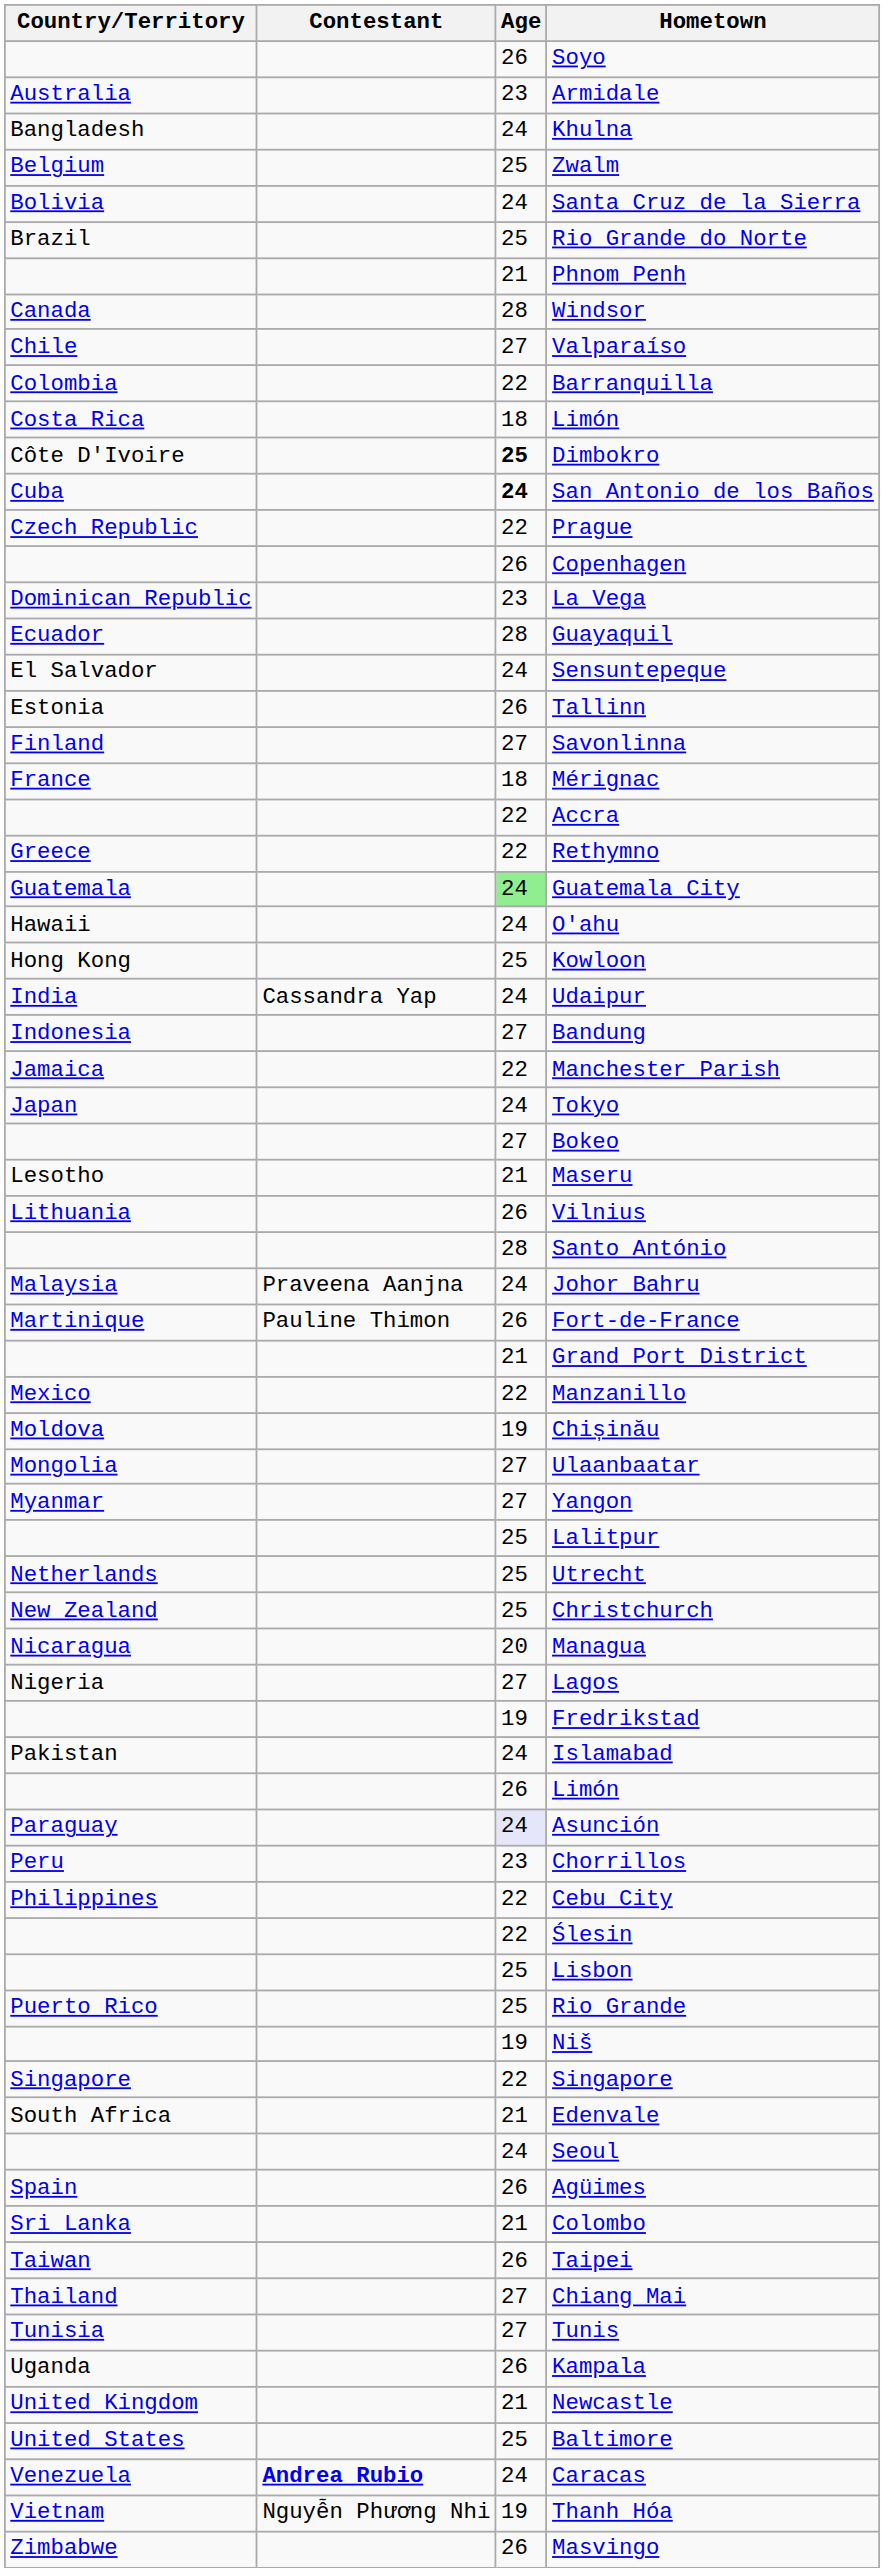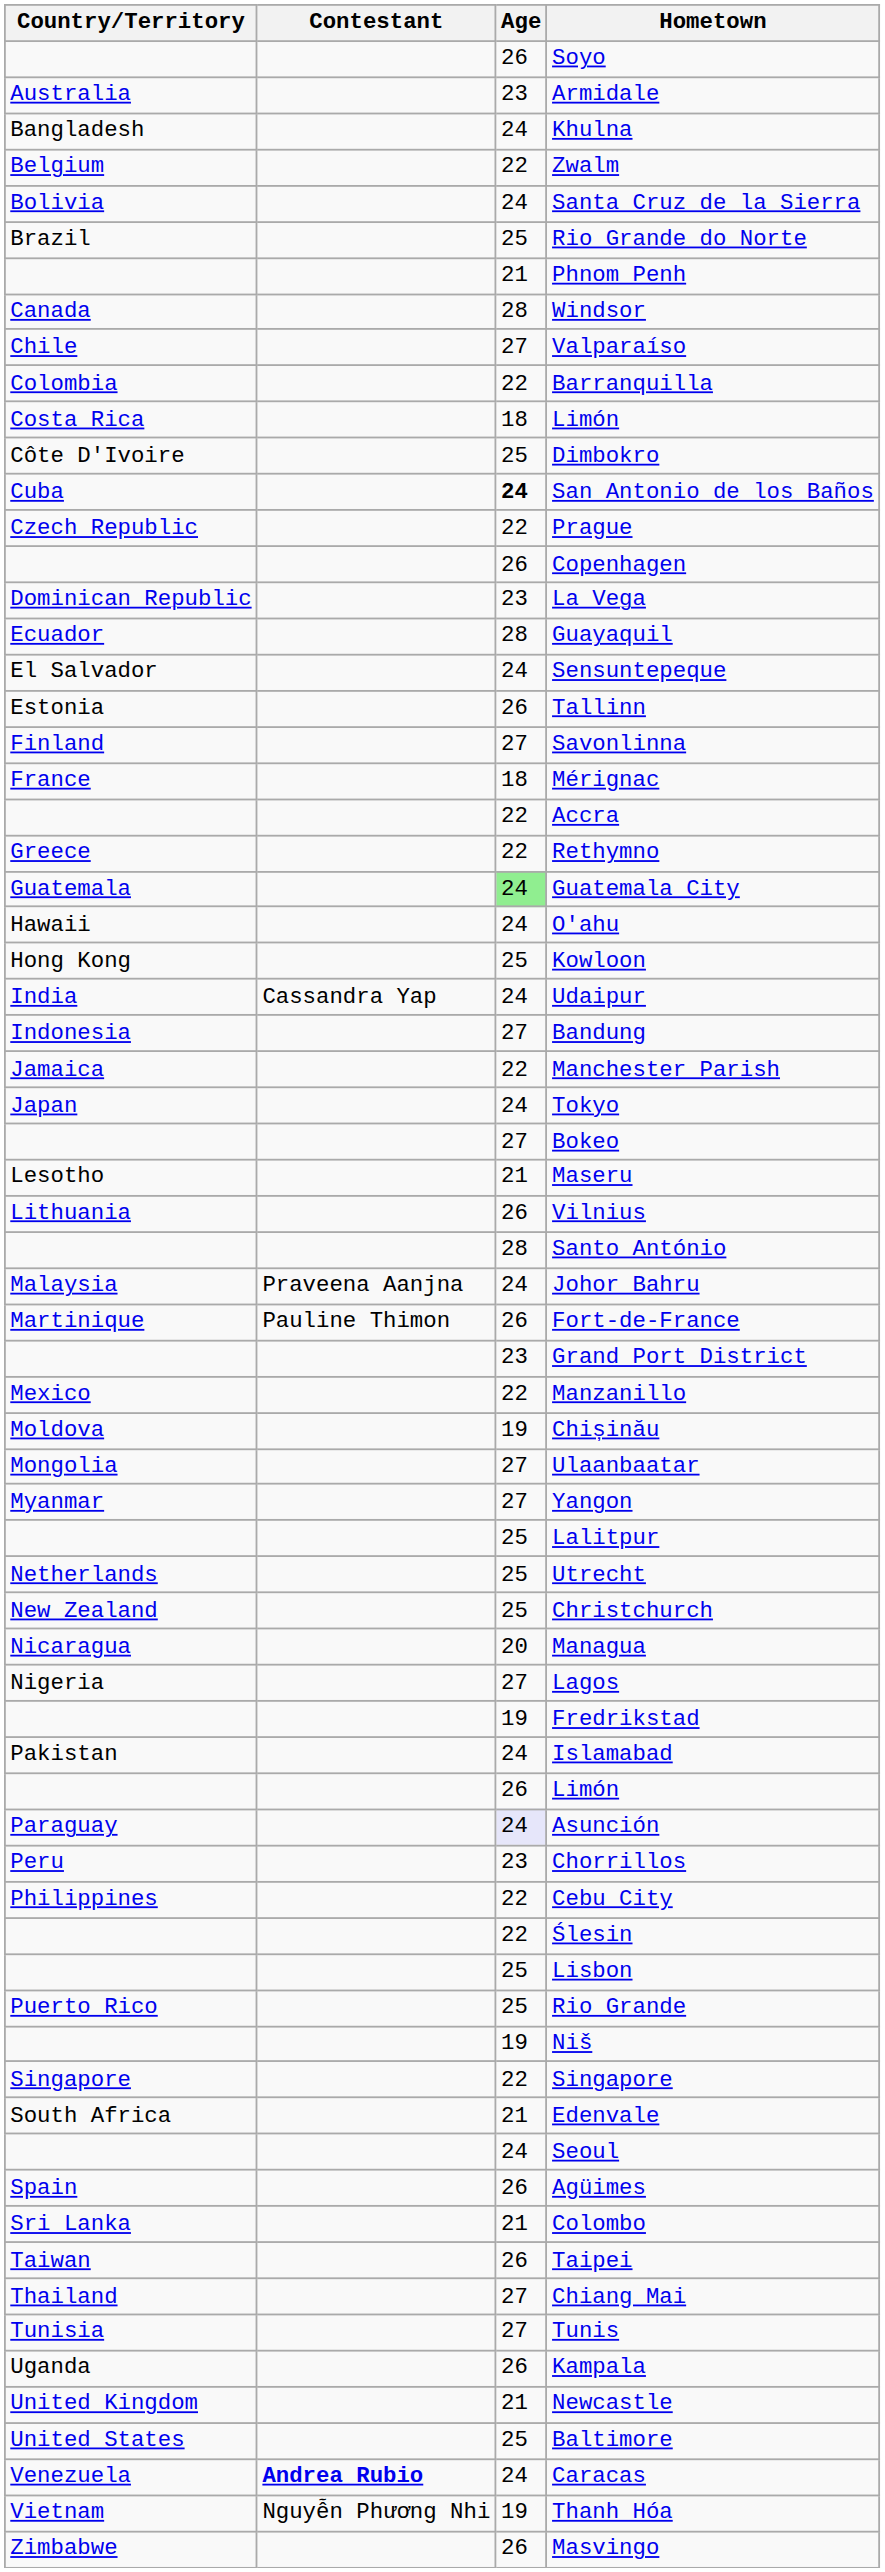(514, 168) 25 -> (514, 168) 22
(514, 456) bold -> (514, 456) normal
(514, 1359) 21 -> (514, 1359) 23
